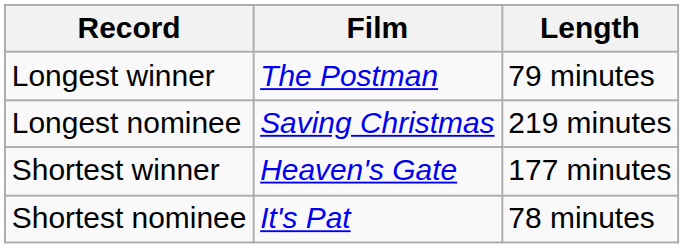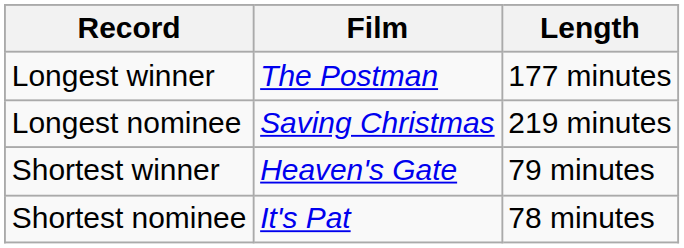(582, 75) 79 minutes -> (590, 75) 177 minutes
(590, 170) 177 minutes -> (582, 170) 79 minutes
